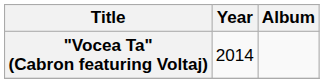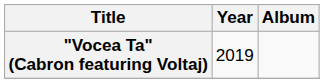(235, 54) 2014 -> (235, 54) 2019
